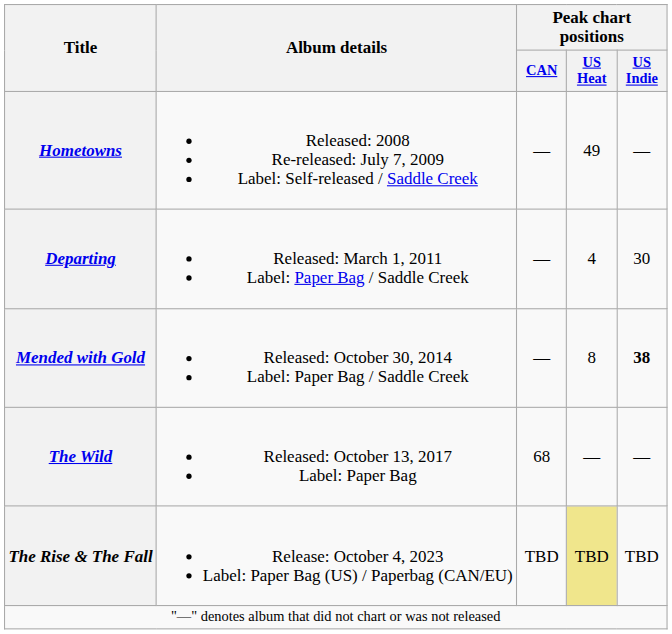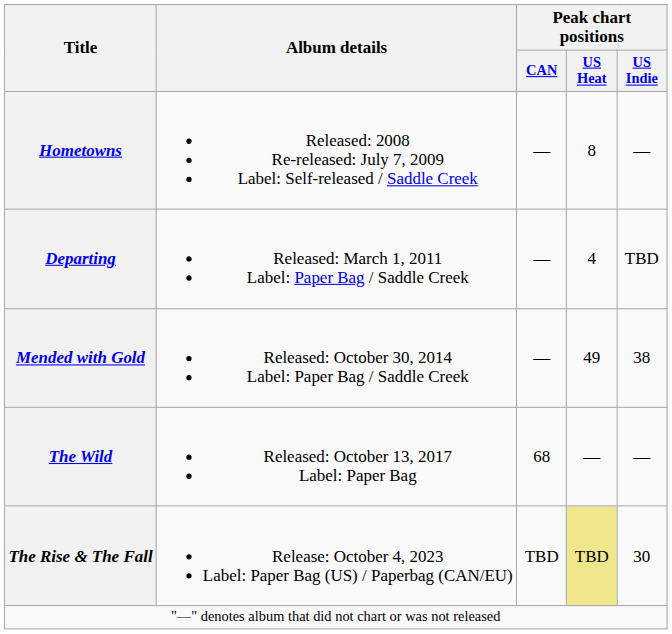(592, 150) 49 -> (592, 150) 8
(642, 258) 30 -> (642, 258) TBD
(592, 357) 8 -> (592, 357) 49
(642, 357) bold -> (642, 357) normal
(642, 555) TBD -> (642, 555) 30
